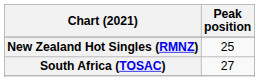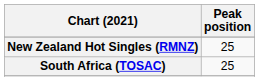(228, 66) 27 -> (228, 66) 25
